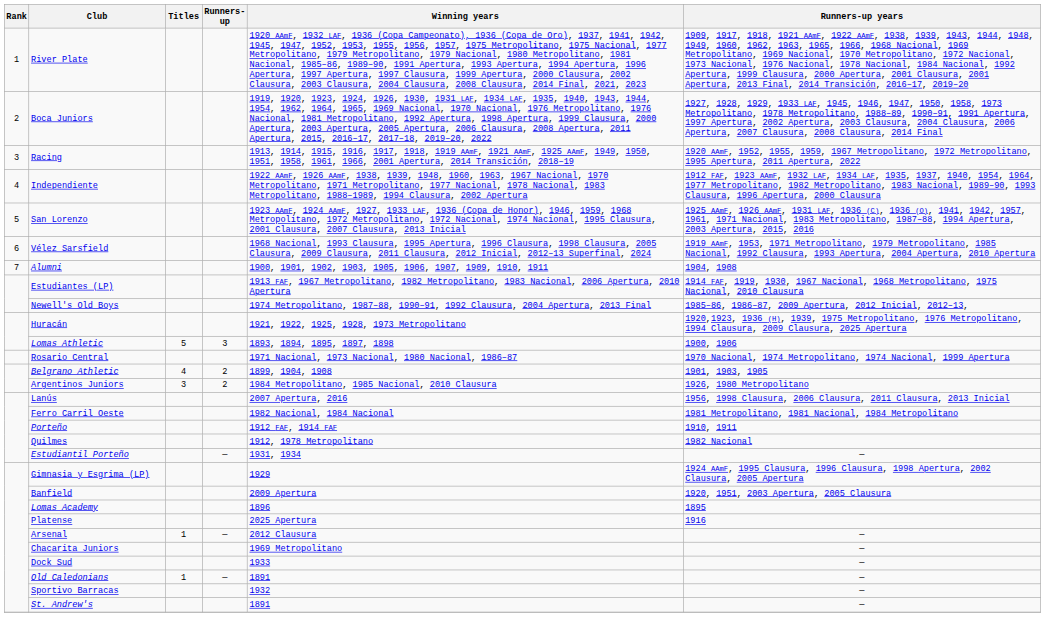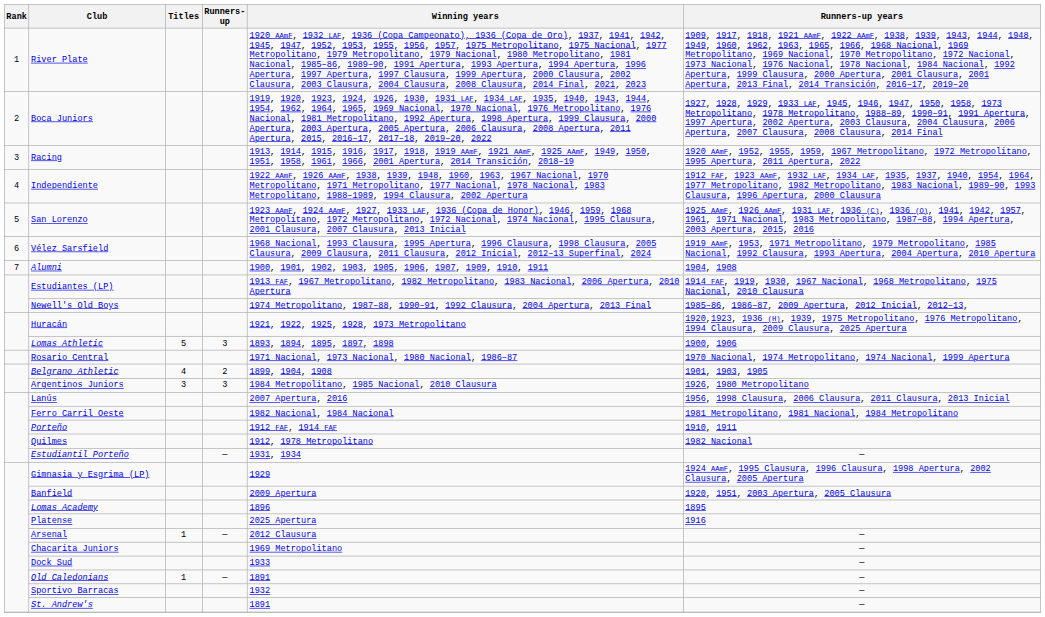(225, 385) 2 -> (225, 385) 3
